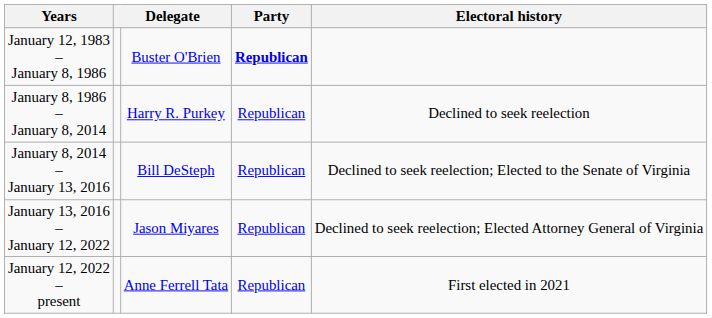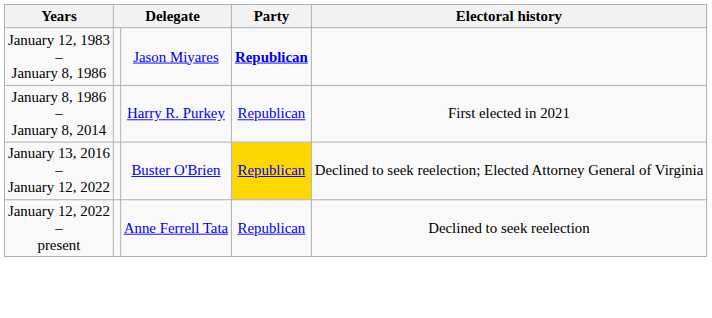(176, 56) Buster O'Brien -> (176, 56) Jason Miyares
(509, 113) Declined to seek reelection -> (509, 113) First elected in 2021
- row: (59, 170)
(176, 227) Jason Miyares -> (176, 170) Buster O'Brien
(271, 227) no background -> (271, 170) gold background
(509, 284) First elected in 2021 -> (509, 227) Declined to seek reelection
